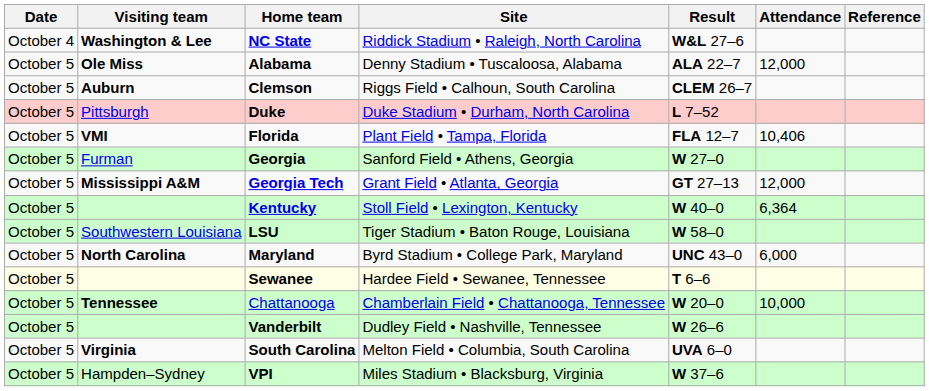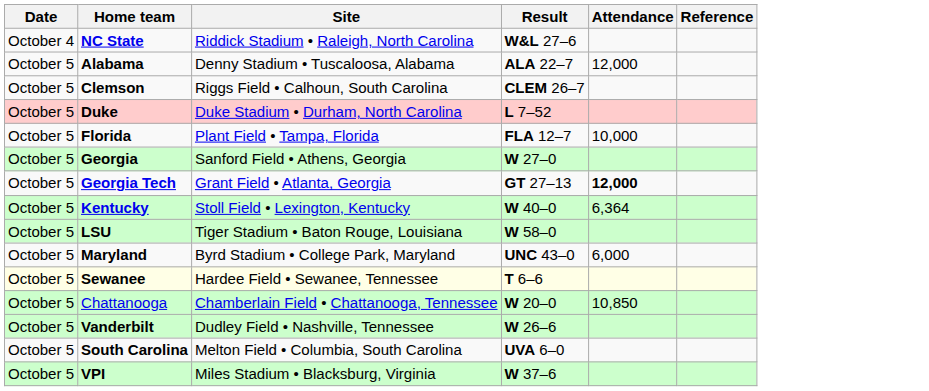- column: (161, 17)
(782, 136) 10,406 -> (615, 136) 10,000
(782, 183) normal -> (615, 183) bold
(782, 302) 10,000 -> (615, 302) 10,850
